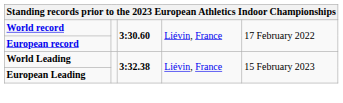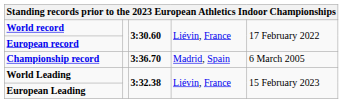+ row: (53, 59)
